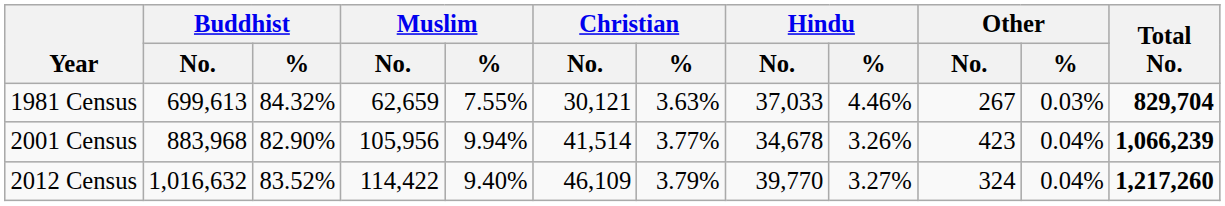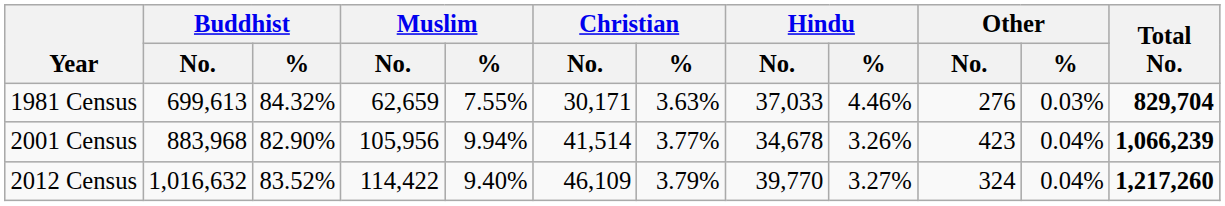(597, 102) 30,121 -> (597, 102) 30,171
(997, 102) 267 -> (997, 102) 276
